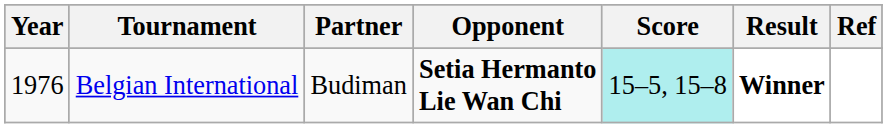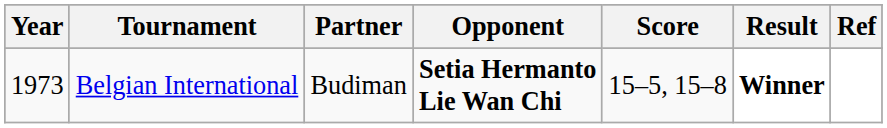(37, 85) 1976 -> (37, 85) 1973
(668, 85) paleturquoise background -> (668, 85) no background
